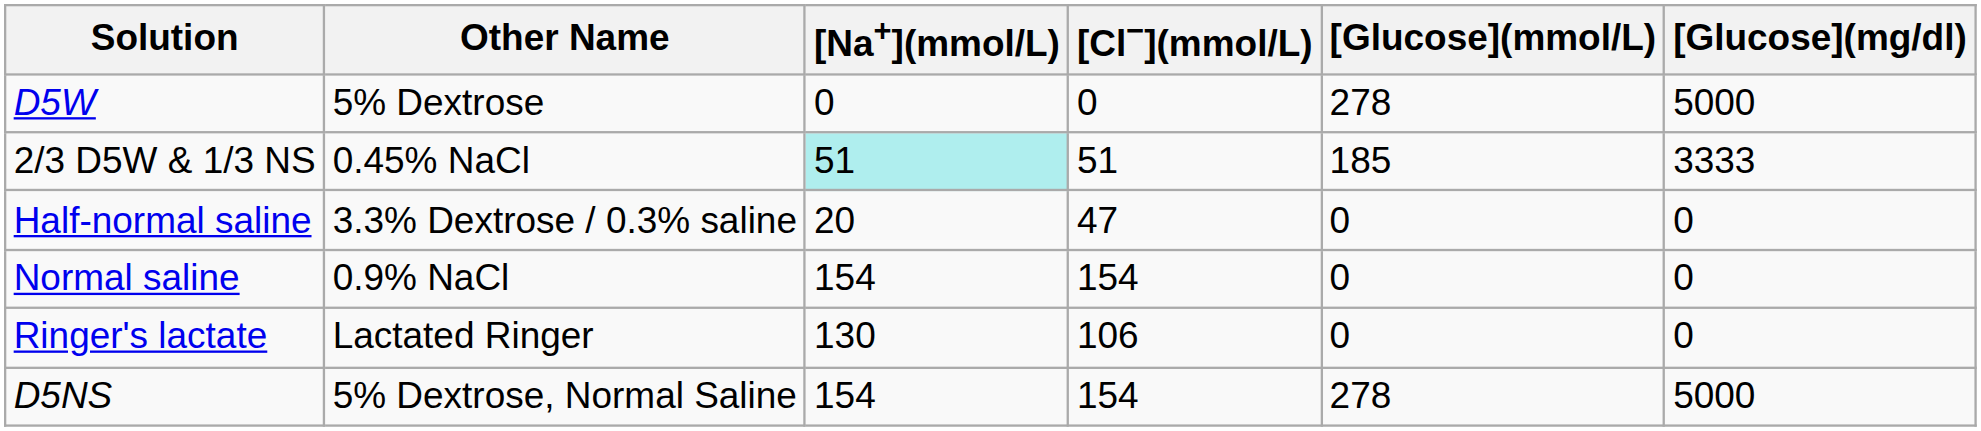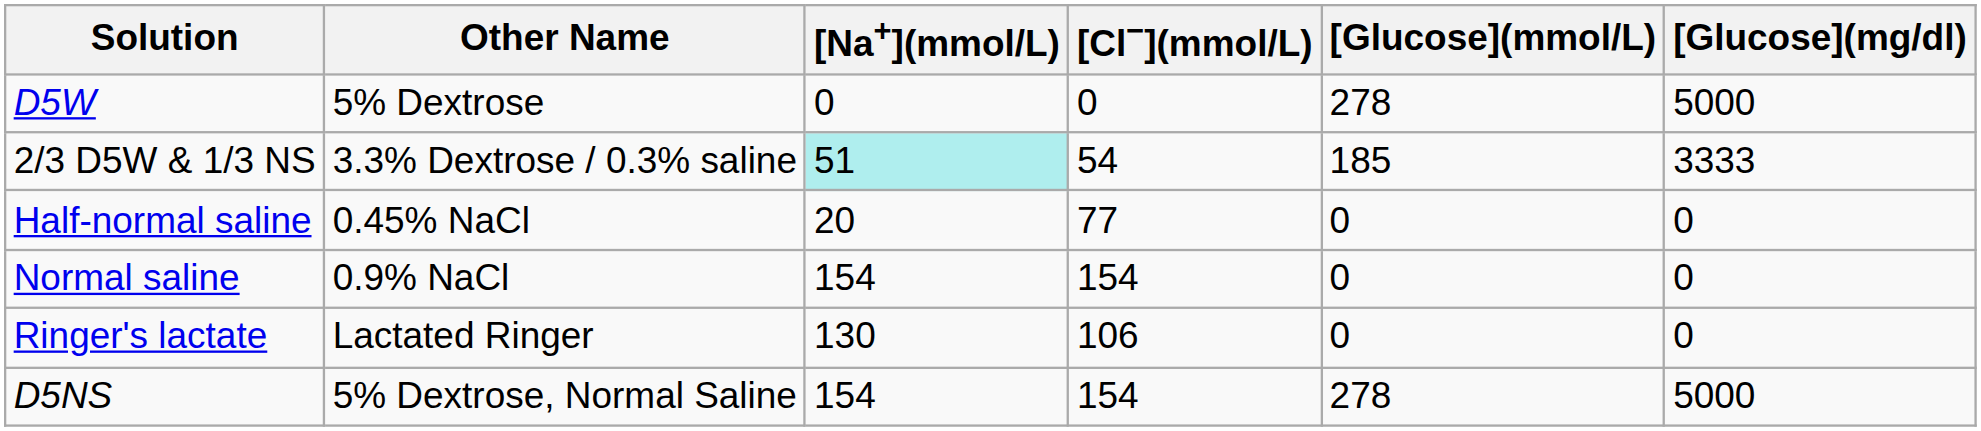(431, 161) 0.45% NaCl -> (565, 161) 3.3% Dextrose / 0.3% saline
(1098, 161) 51 -> (1098, 161) 54
(565, 219) 3.3% Dextrose / 0.3% saline -> (431, 219) 0.45% NaCl
(1098, 219) 47 -> (1098, 219) 77
